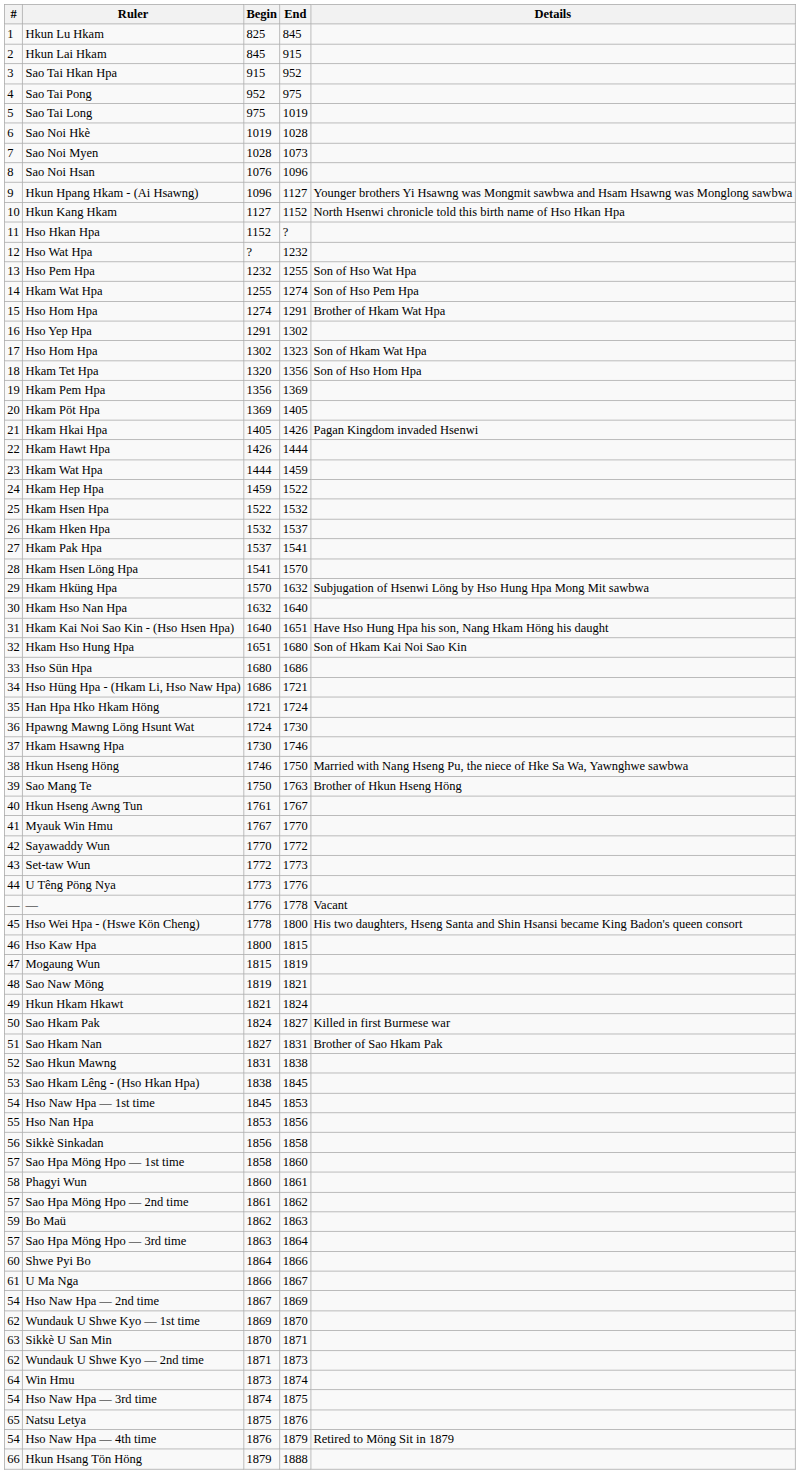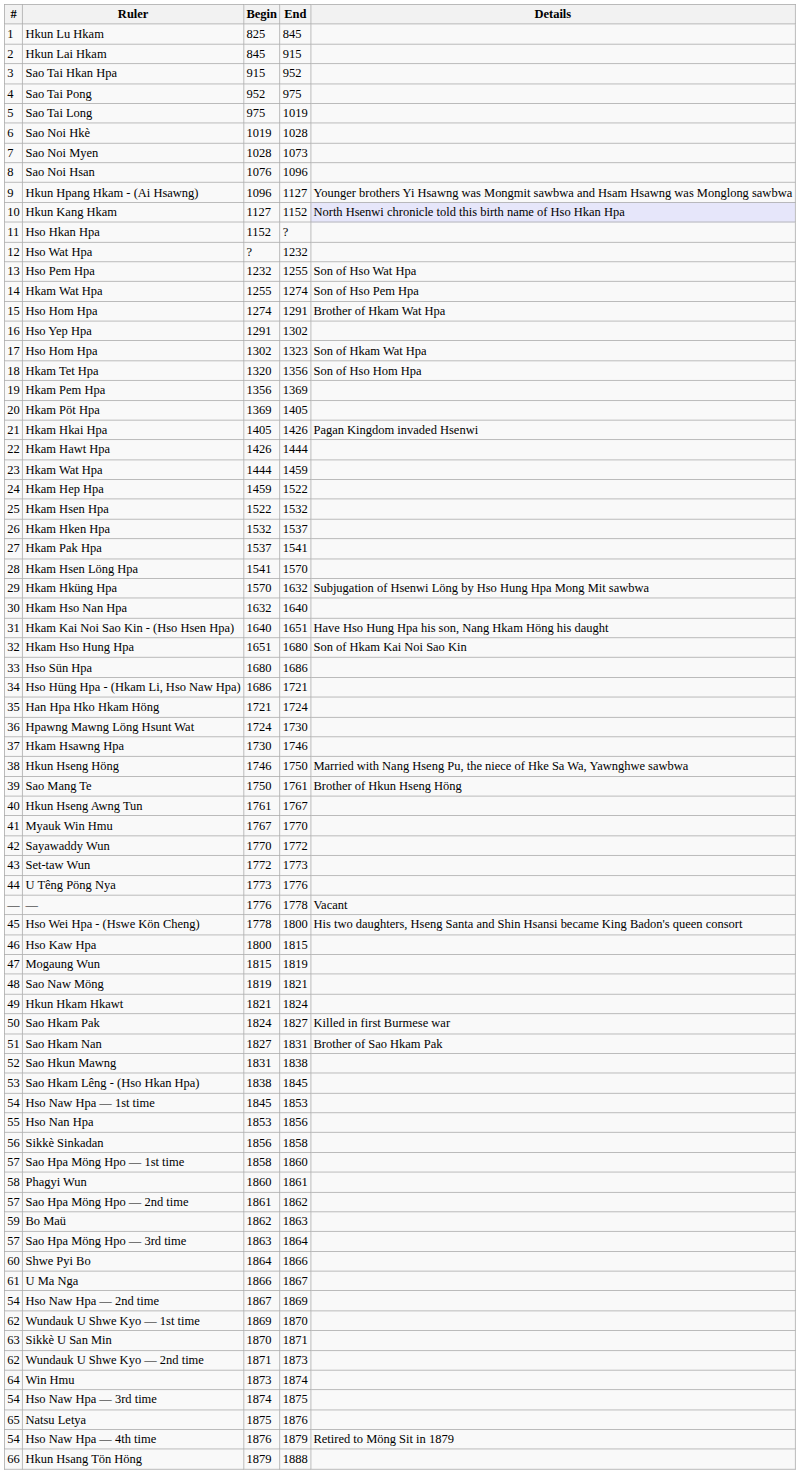(469, 212) no background -> (469, 212) lavender background
(295, 786) 1763 -> (295, 786) 1761
